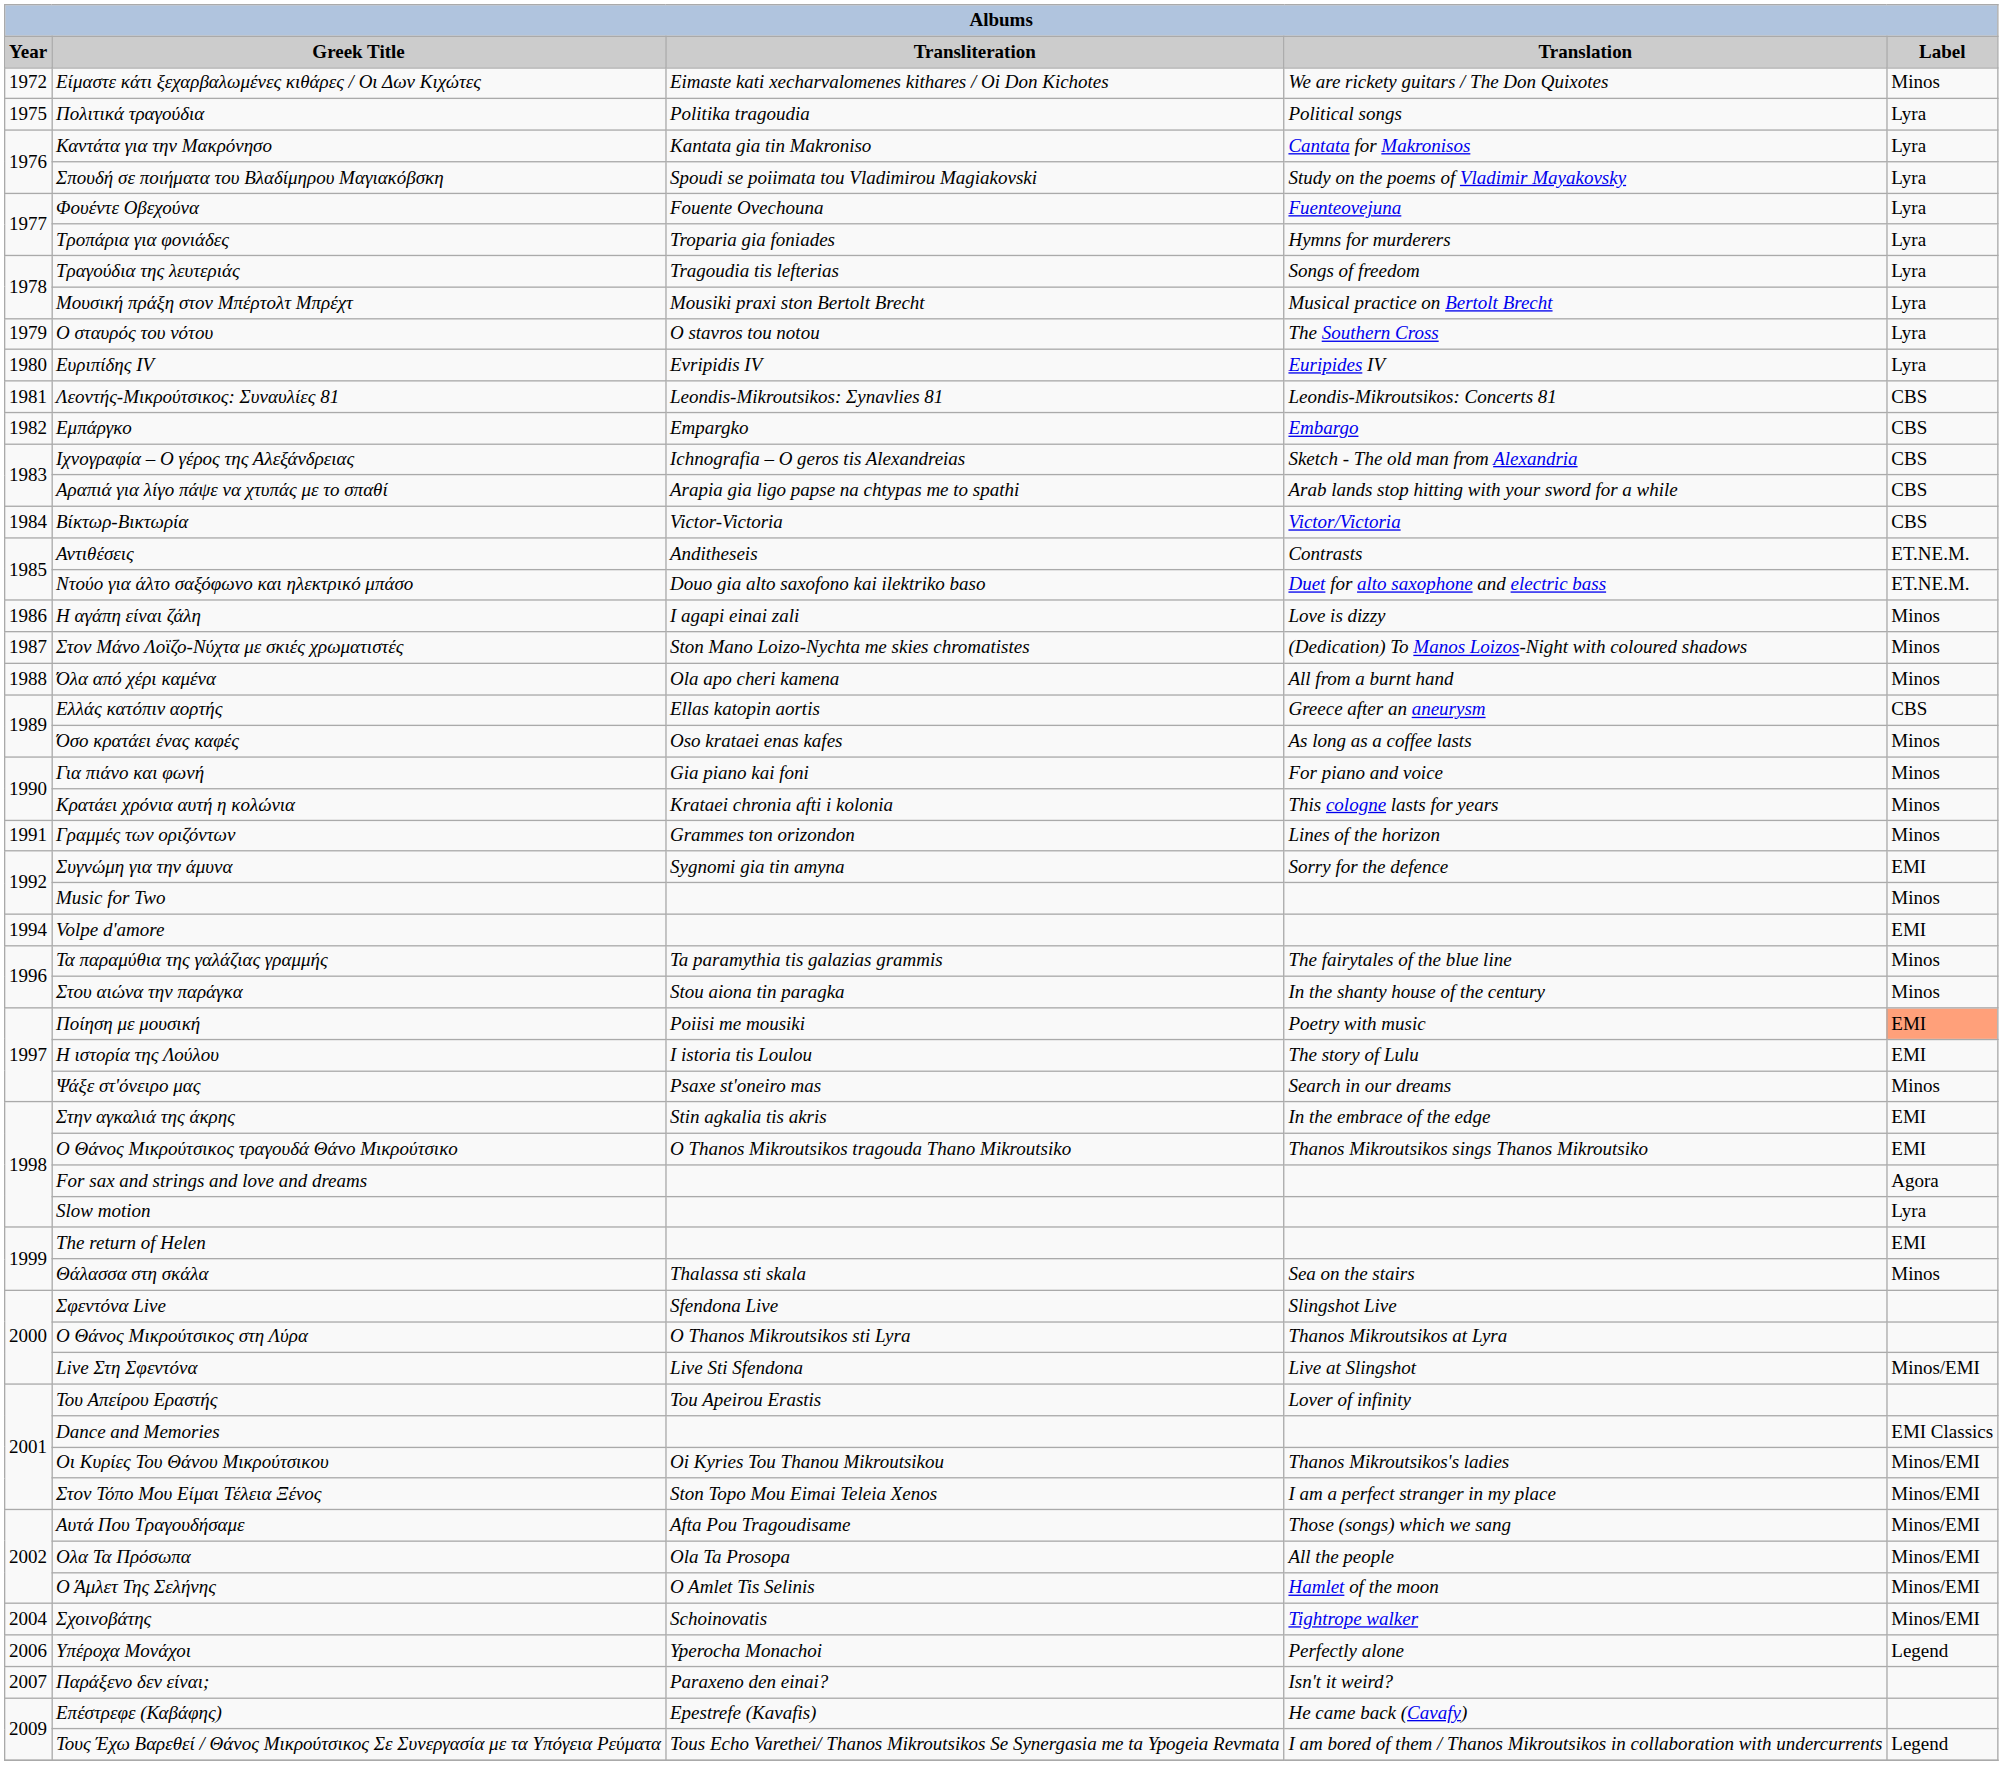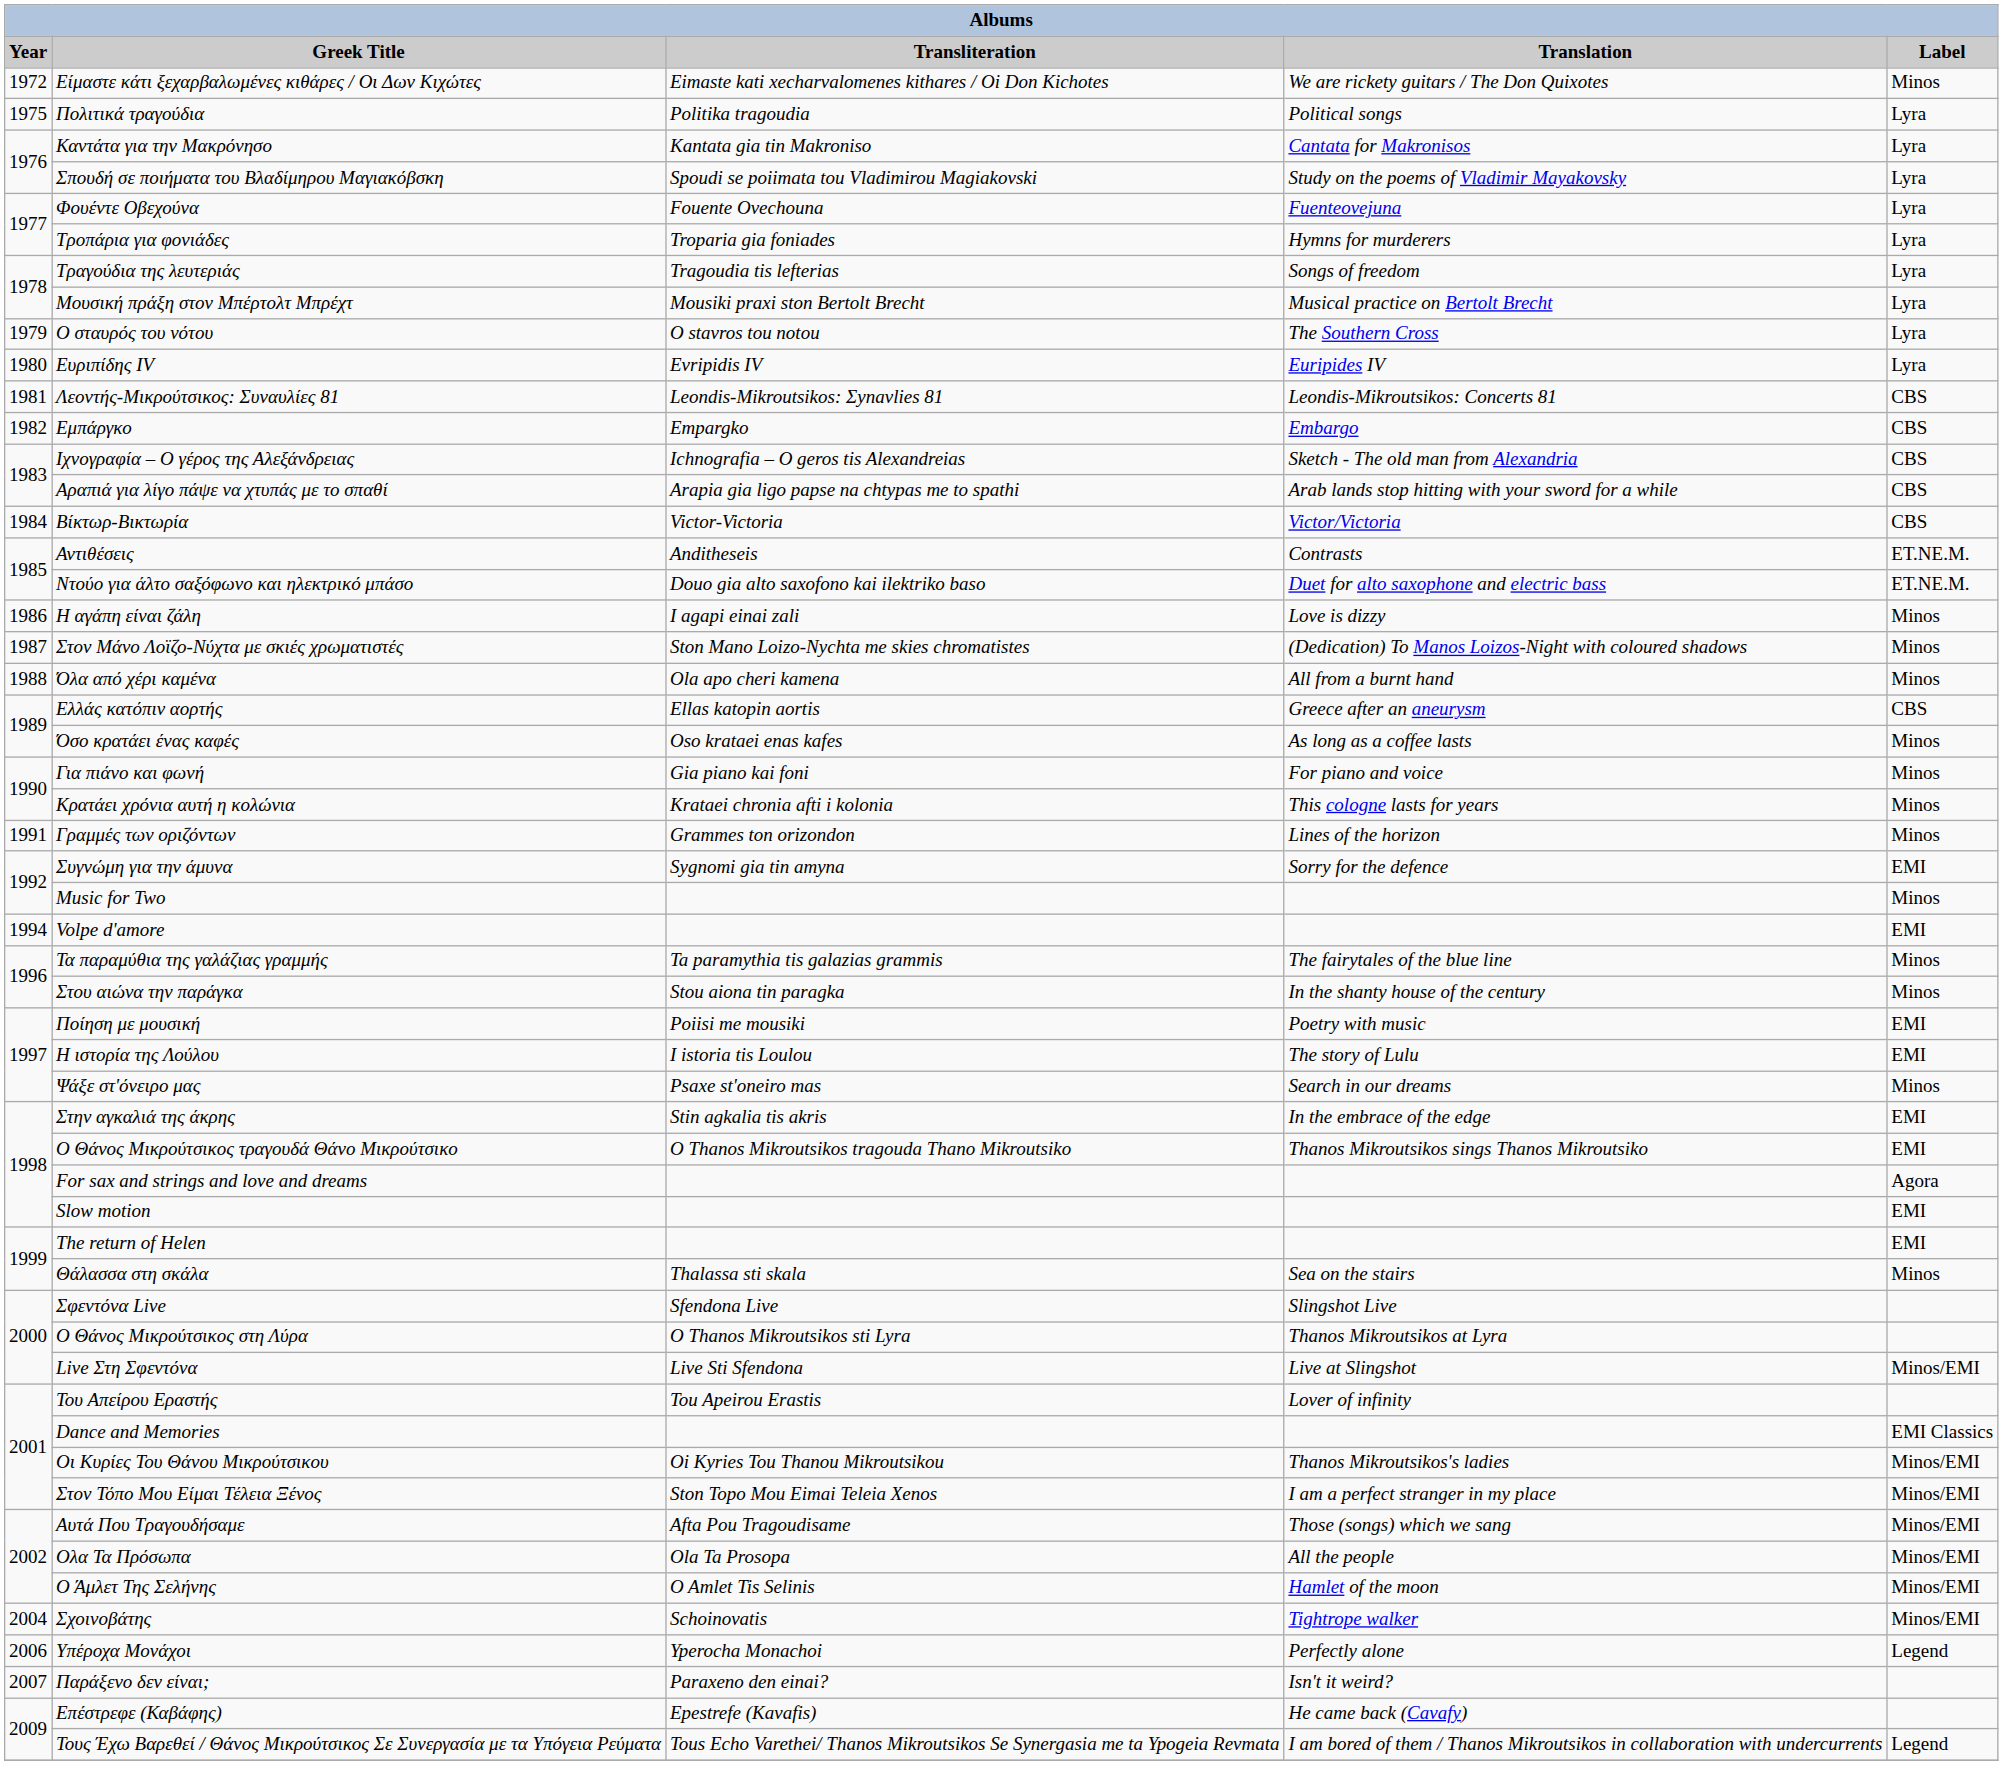(1909, 1023) lightsalmon background -> (1909, 1023) no background
(1909, 1211) Lyra -> (1909, 1211) EMI
